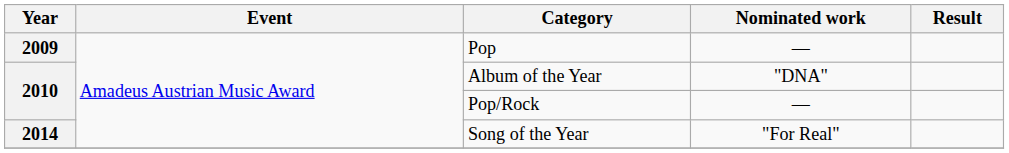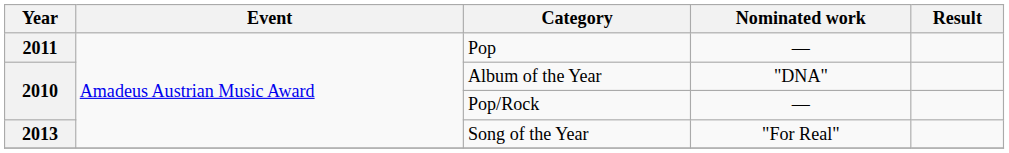(40, 47) 2009 -> (40, 47) 2011
(40, 133) 2014 -> (40, 133) 2013
